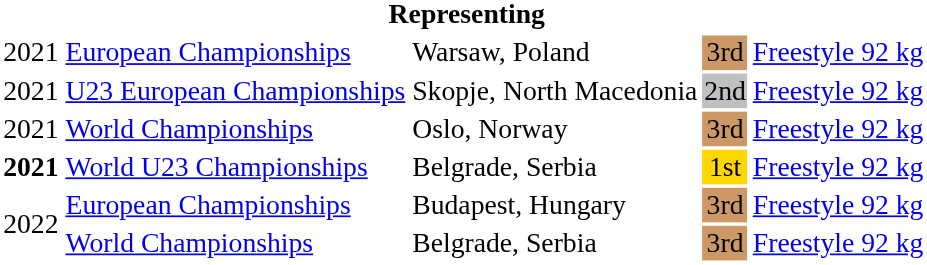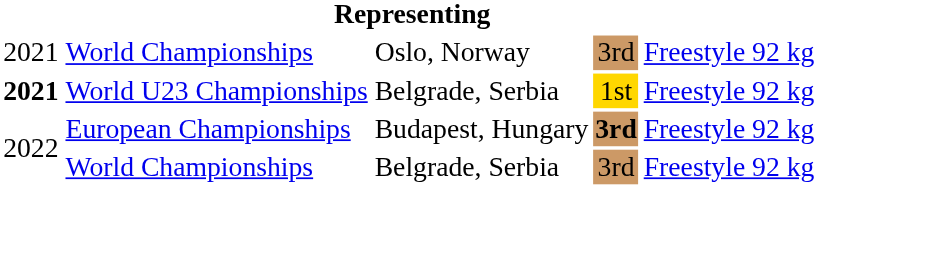- row: (208, 52)
- row: (235, 90)
(725, 204) normal -> (616, 128) bold
